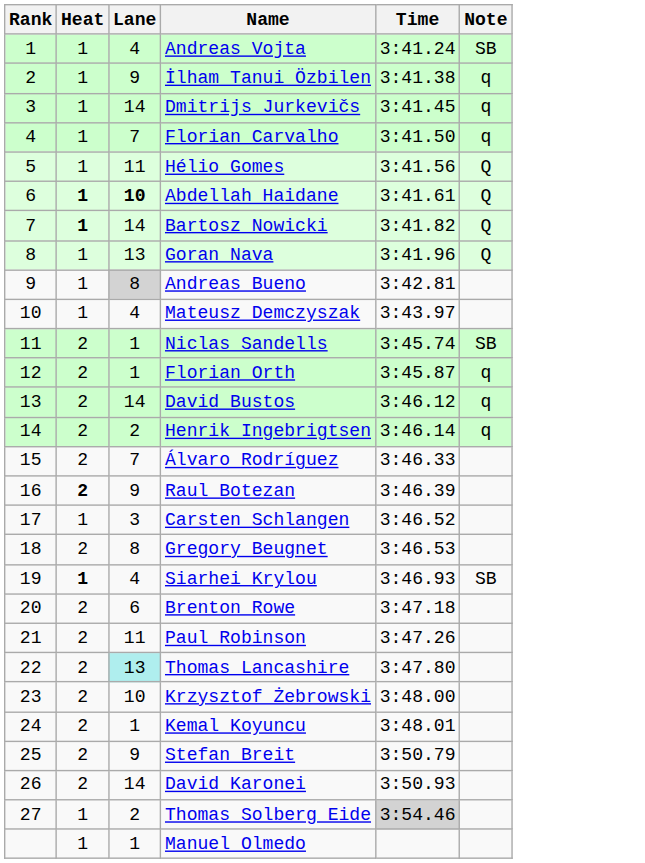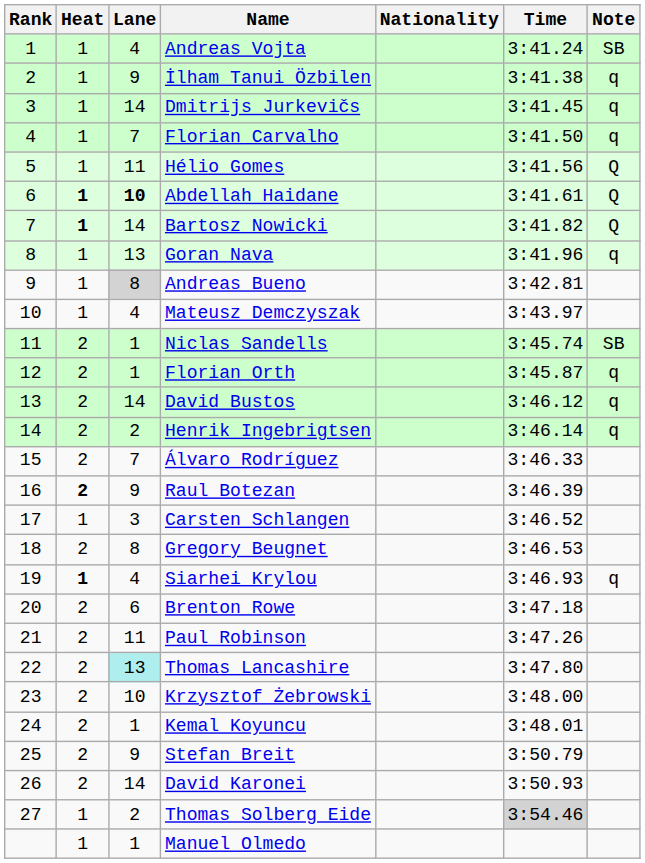+ column: (439, 19)
(486, 255) Q -> (614, 255) q
(486, 579) SB -> (614, 579) q
